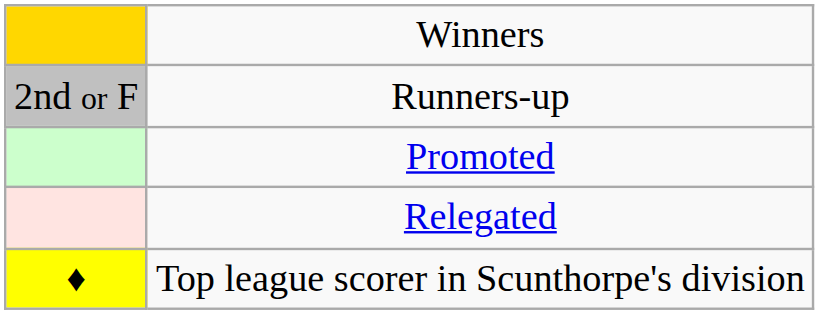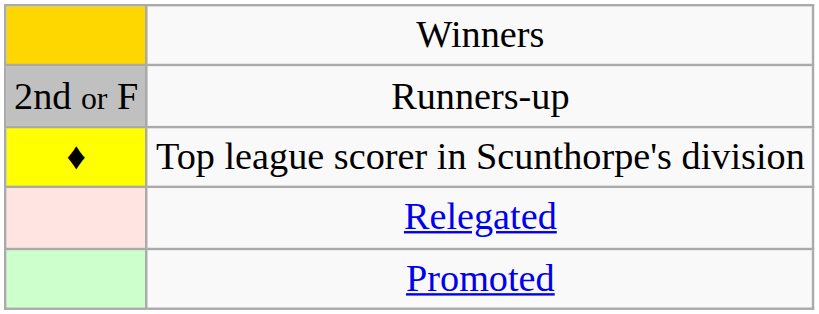rows swapped: (480, 156) <-> (480, 277)
